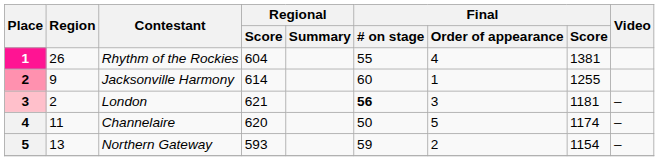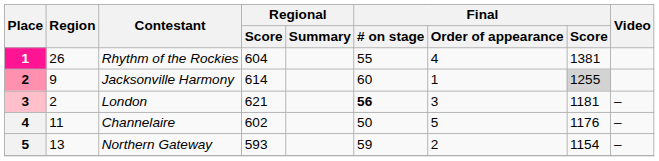(585, 79) no background -> (585, 79) lightgrey background
(256, 123) 620 -> (256, 123) 602
(585, 123) 1174 -> (585, 123) 1176
